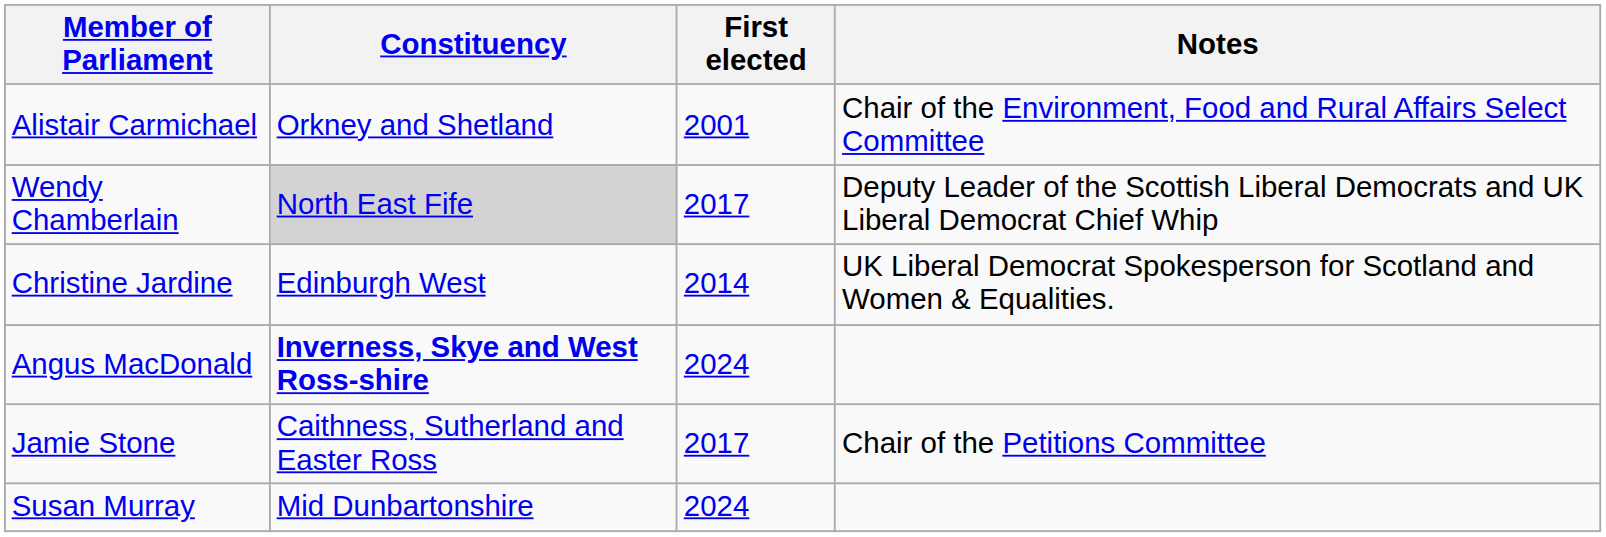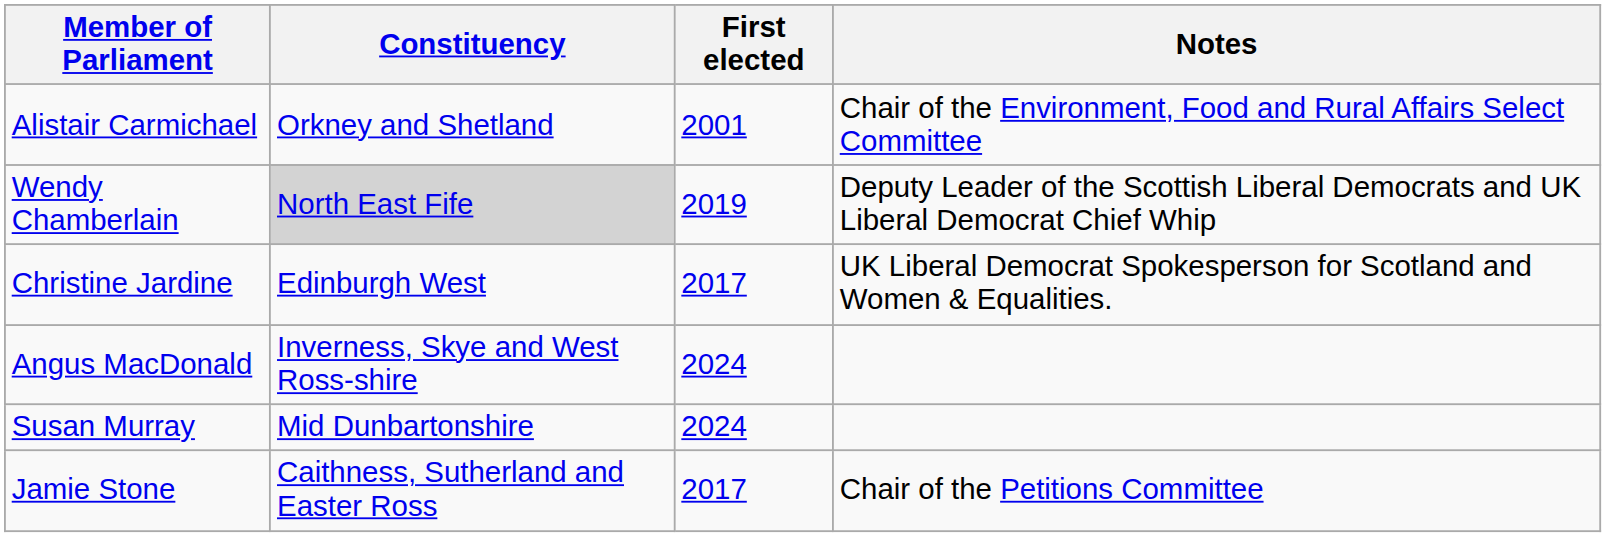(717, 204) 2017 -> (714, 204) 2019
(717, 283) 2014 -> (714, 283) 2017
(457, 363) bold -> (448, 363) normal
rows swapped: (103, 506) <-> (94, 443)
